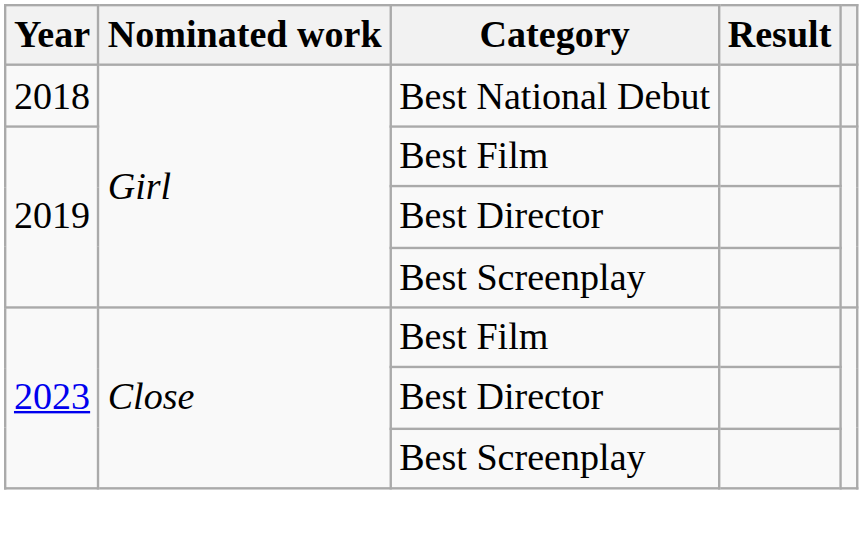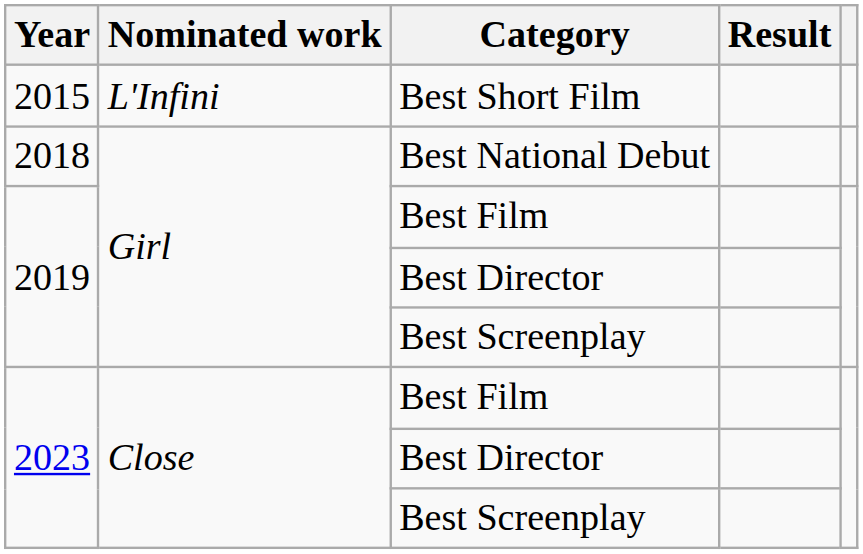+ row: (52, 95)
